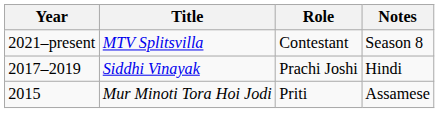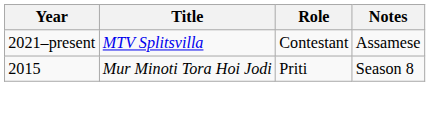(394, 42) Season 8 -> (388, 42) Assamese
- row: (151, 68)
(398, 94) Assamese -> (385, 68) Season 8
